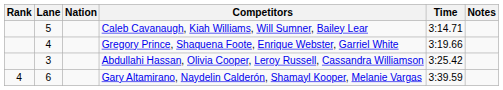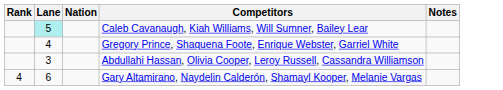- column: (446, 12)
(48, 28) no background -> (48, 28) paleturquoise background
